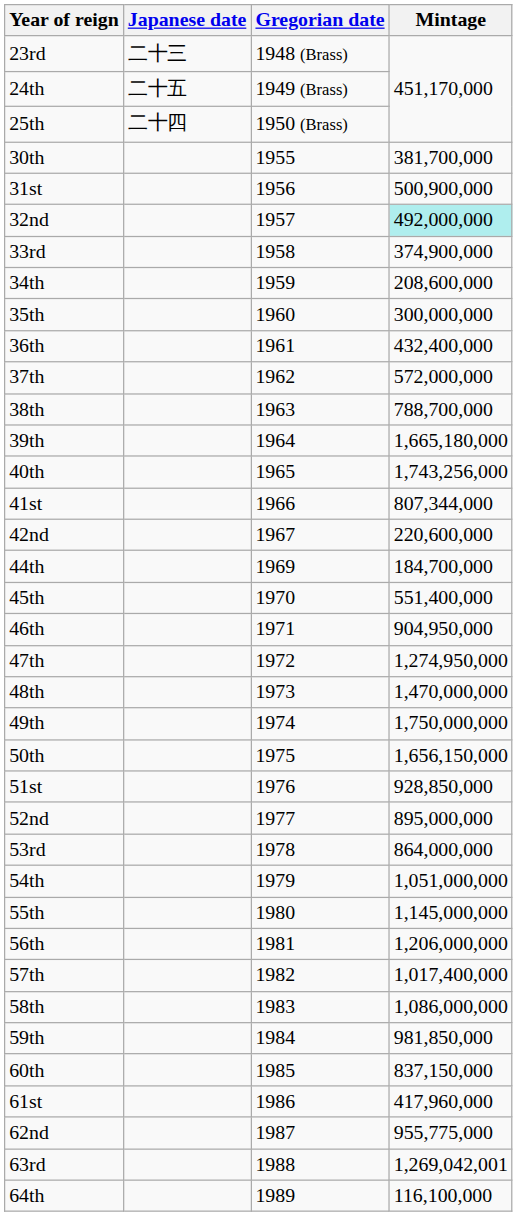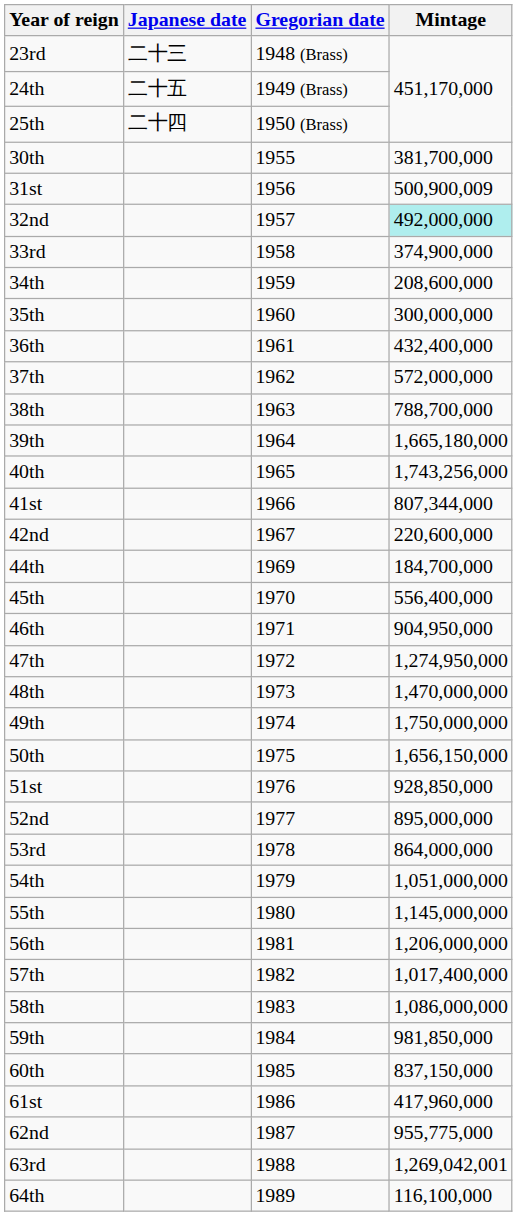(443, 188) 500,900,000 -> (443, 188) 500,900,009
(443, 597) 551,400,000 -> (443, 597) 556,400,000
